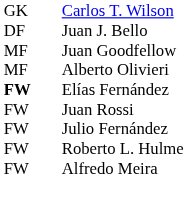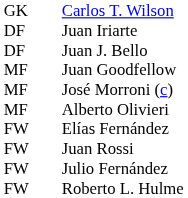+ row: (100, 30)
+ row: (117, 89)
(17, 89) bold -> (16, 129) normal
- row: (110, 168)
